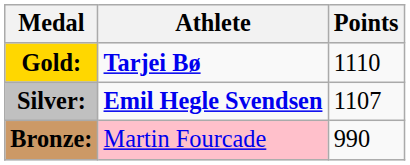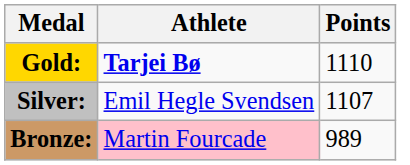(213, 100) bold -> (209, 100) normal
(352, 139) 990 -> (344, 139) 989
